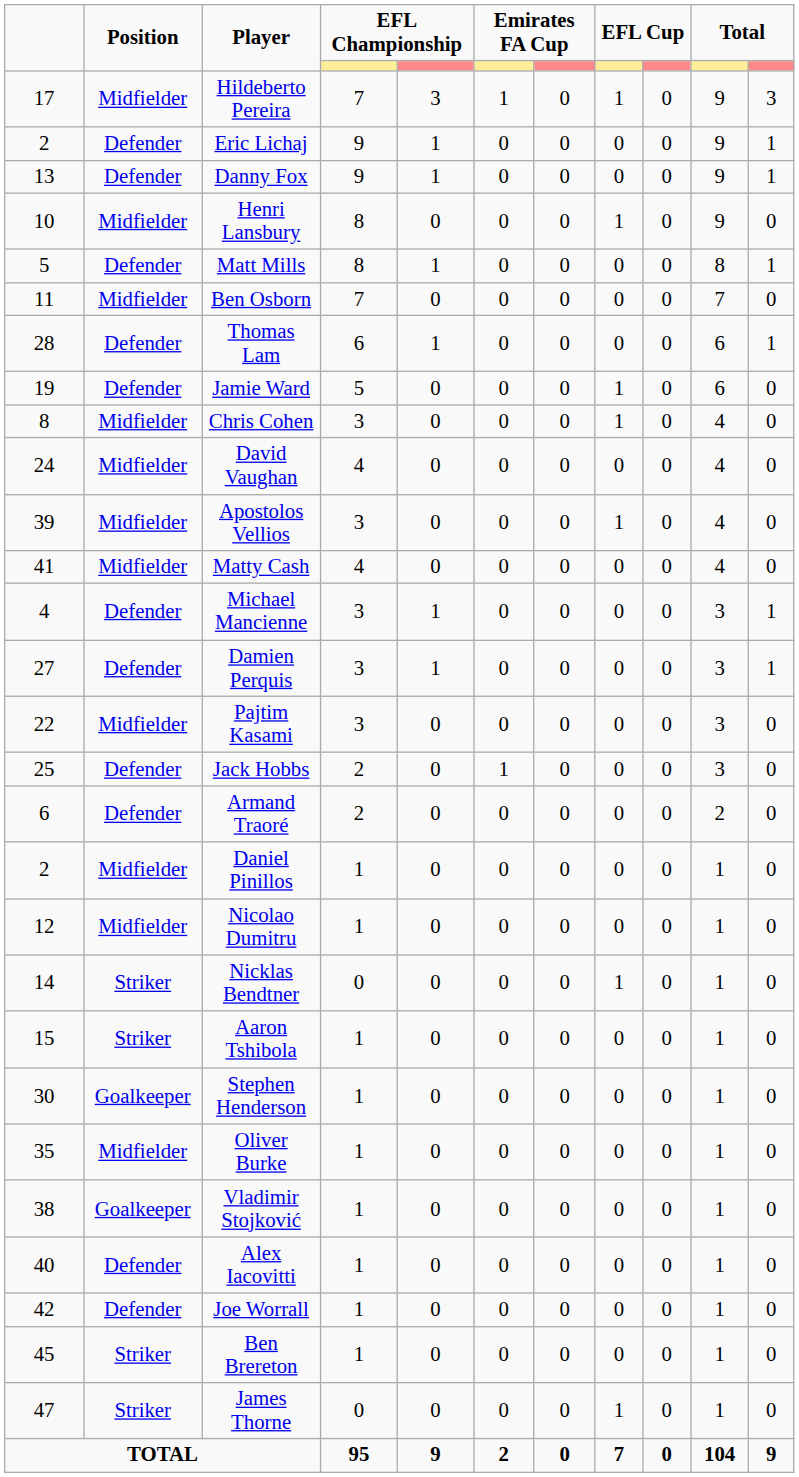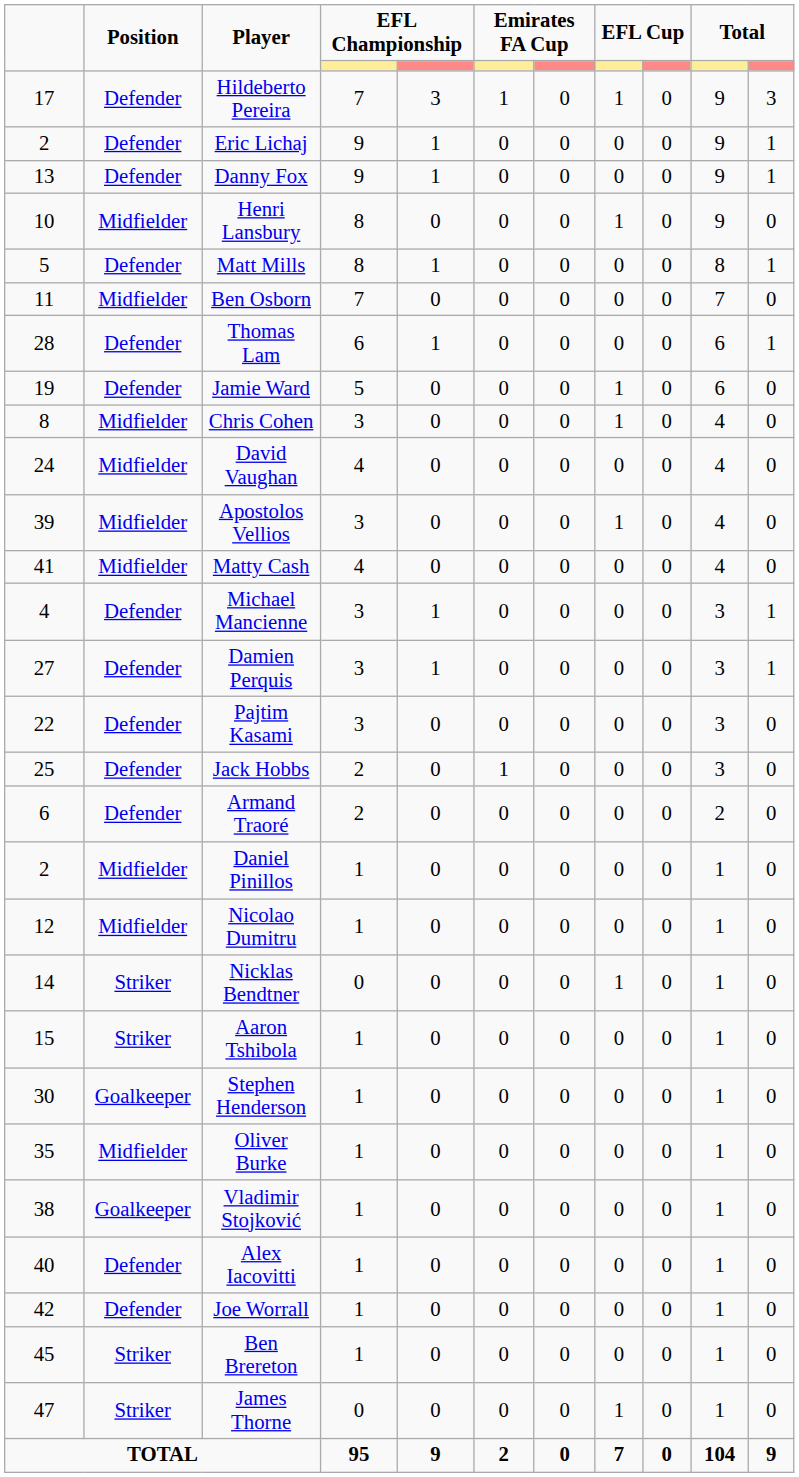(143, 98) Midfielder -> (143, 98) Defender
(143, 724) Midfielder -> (143, 724) Defender
